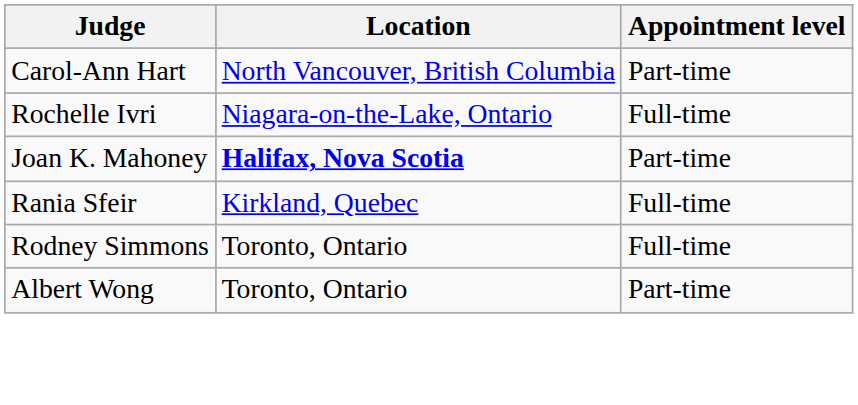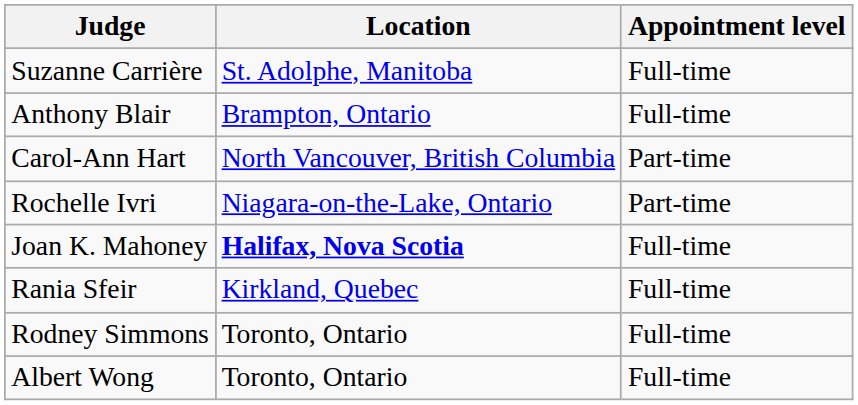+ row: (107, 70)
+ row: (91, 114)
(679, 114) Full-time -> (679, 202) Part-time
(679, 158) Part-time -> (679, 245) Full-time
(679, 289) Part-time -> (679, 377) Full-time
